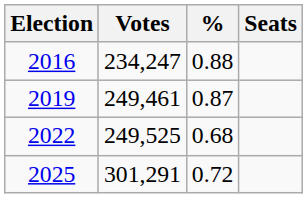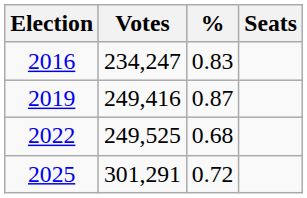(213, 60) 0.88 -> (213, 60) 0.83
(142, 98) 249,461 -> (142, 98) 249,416
